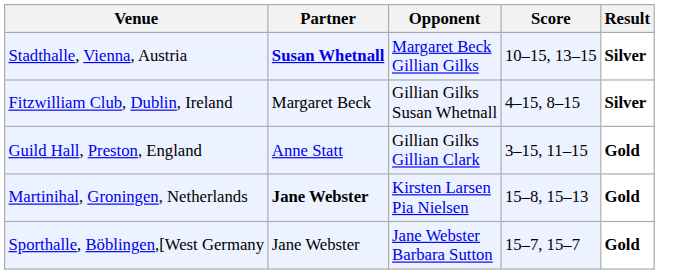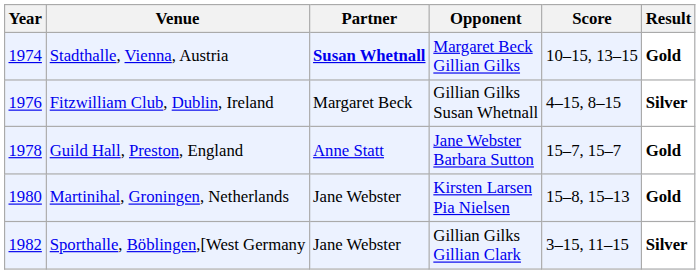+ column: (25, 18)
(625, 56) Silver -> (663, 56) Gold
(436, 150) Gillian Gilks Gillian Clark -> (484, 150) Jane Webster Barbara Sutton
(546, 150) 3–15, 11–15 -> (584, 150) 15–7, 15–7
(320, 197) bold -> (357, 197) normal
(442, 245) Jane Webster Barbara Sutton -> (477, 245) Gillian Gilks Gillian Clark
(542, 245) 15–7, 15–7 -> (588, 245) 3–15, 11–15
(622, 245) Gold -> (667, 245) Silver
